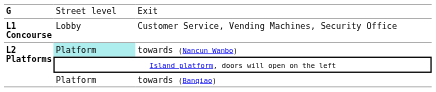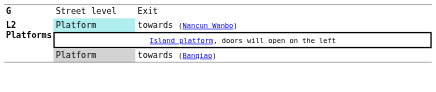- row: (267, 26)
(76, 80) no background -> (76, 55) lightgrey background
